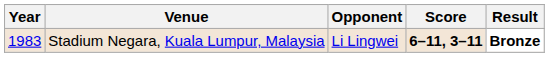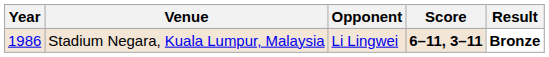(25, 40) 1983 -> (25, 40) 1986
